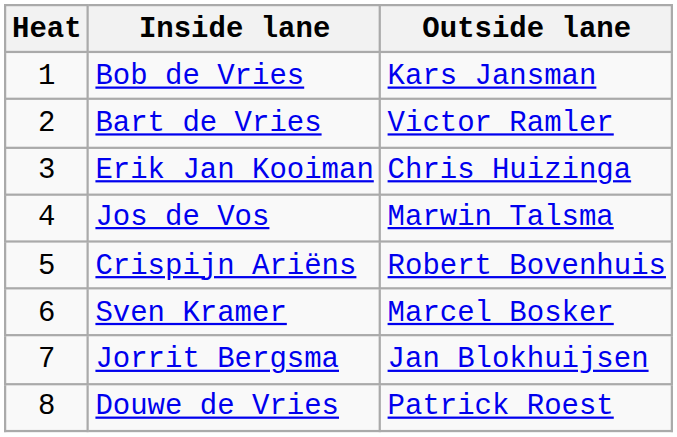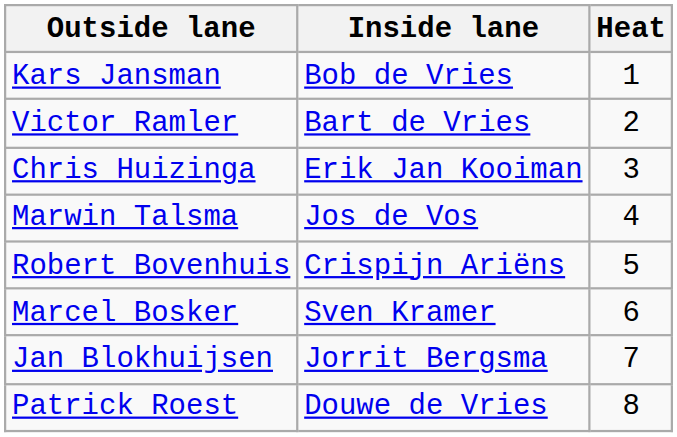columns swapped: (47, 29) <-> (527, 29)
